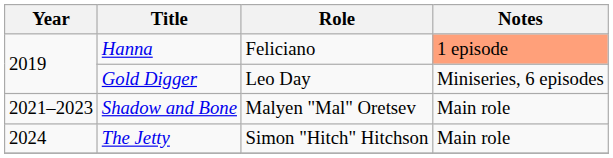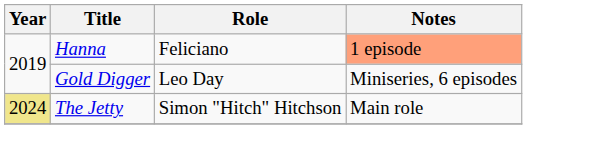- row: (169, 108)
(28, 138) no background -> (28, 108) khaki background
